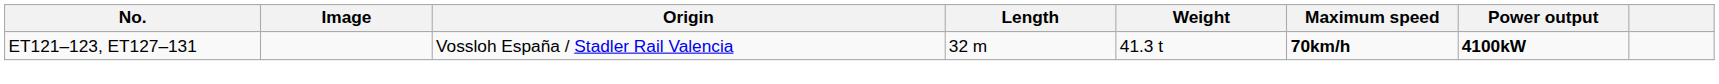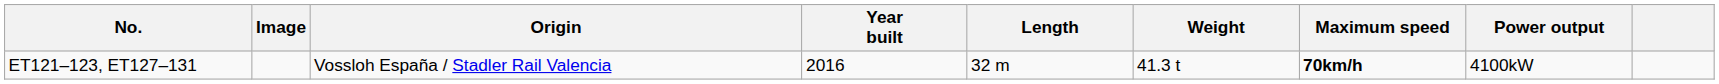+ column: (885, 27)
(1494, 45) bold -> (1502, 65) normal
